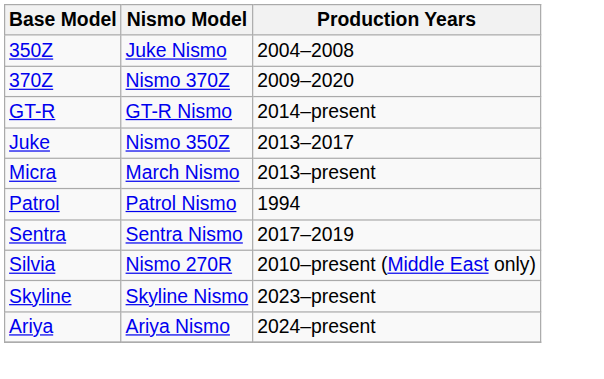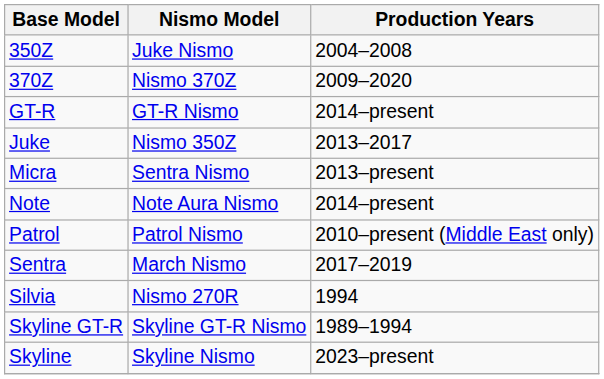(183, 173) March Nismo -> (191, 173) Sentra Nismo
+ row: (30, 204)
(279, 204) 1994 -> (455, 234) 2010–present (Middle East only)
(184, 234) Sentra Nismo -> (189, 265) March Nismo
(397, 265) 2010–present (Middle East only) -> (337, 296) 1994
+ row: (66, 326)
- row: (31, 326)
